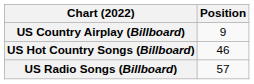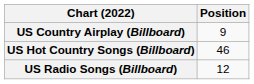(223, 69) 57 -> (223, 69) 12
